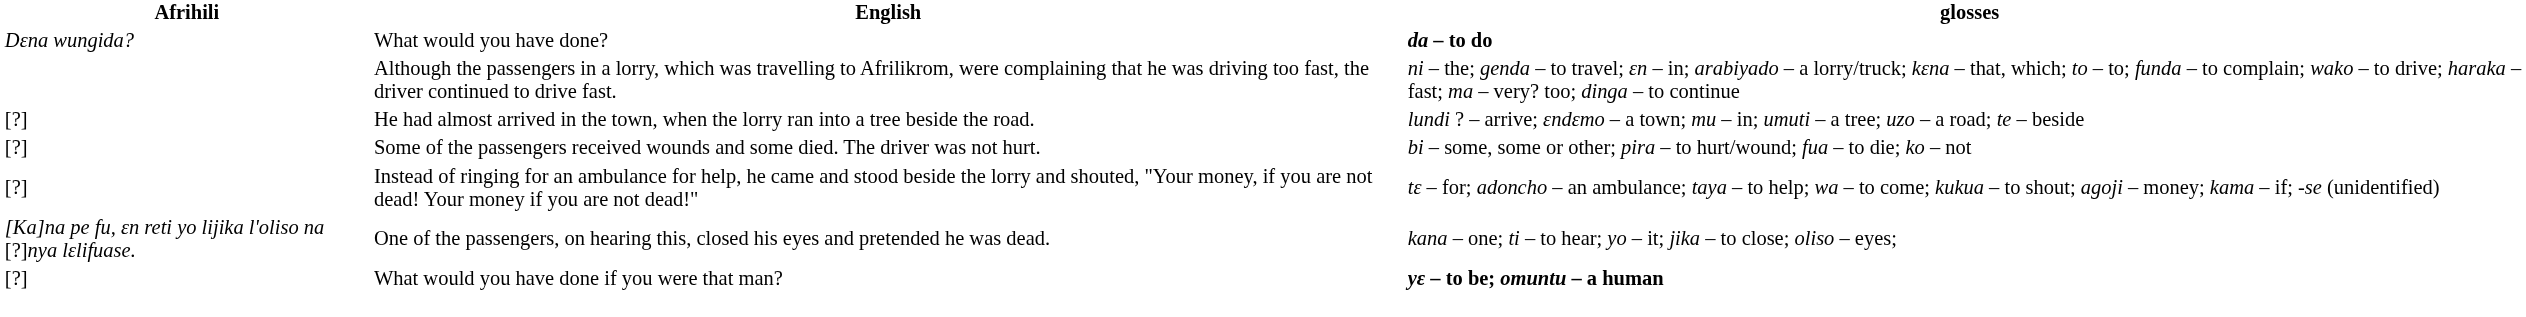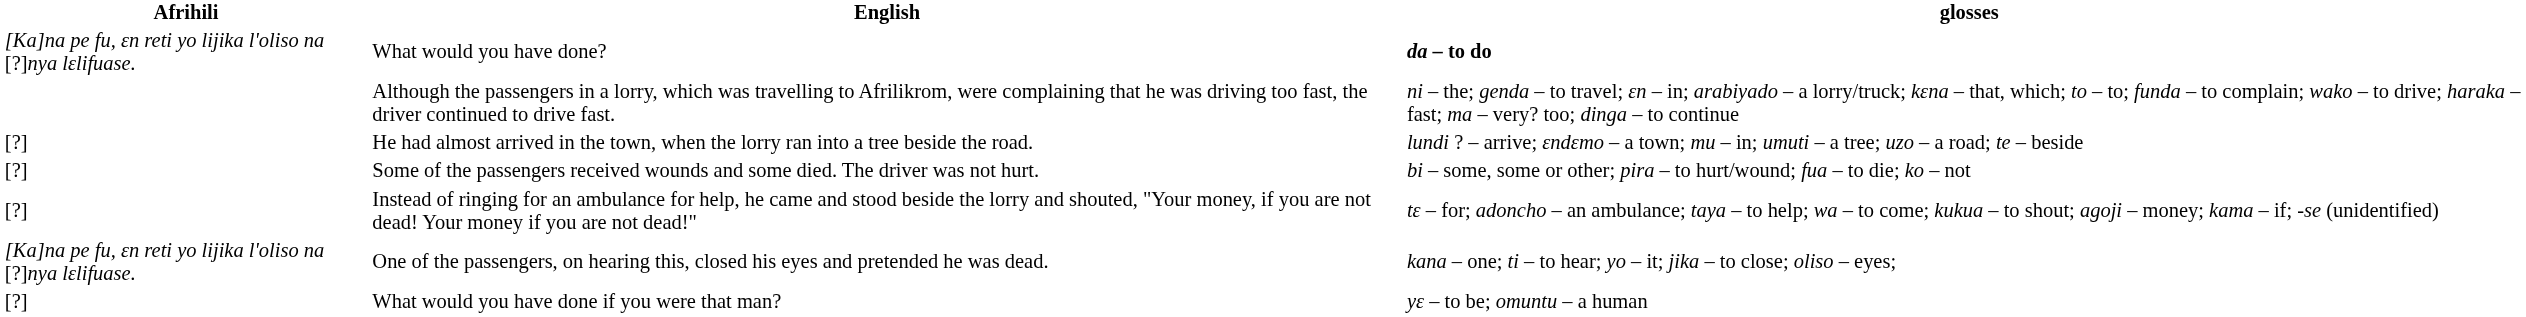(69, 40) Dɛna wungida? -> (165, 51) [Ka]na pe fu, ɛn reti yo lijika l'oliso na [?]nya lɛlifuase.
(1536, 278) bold -> (1527, 301) normal
